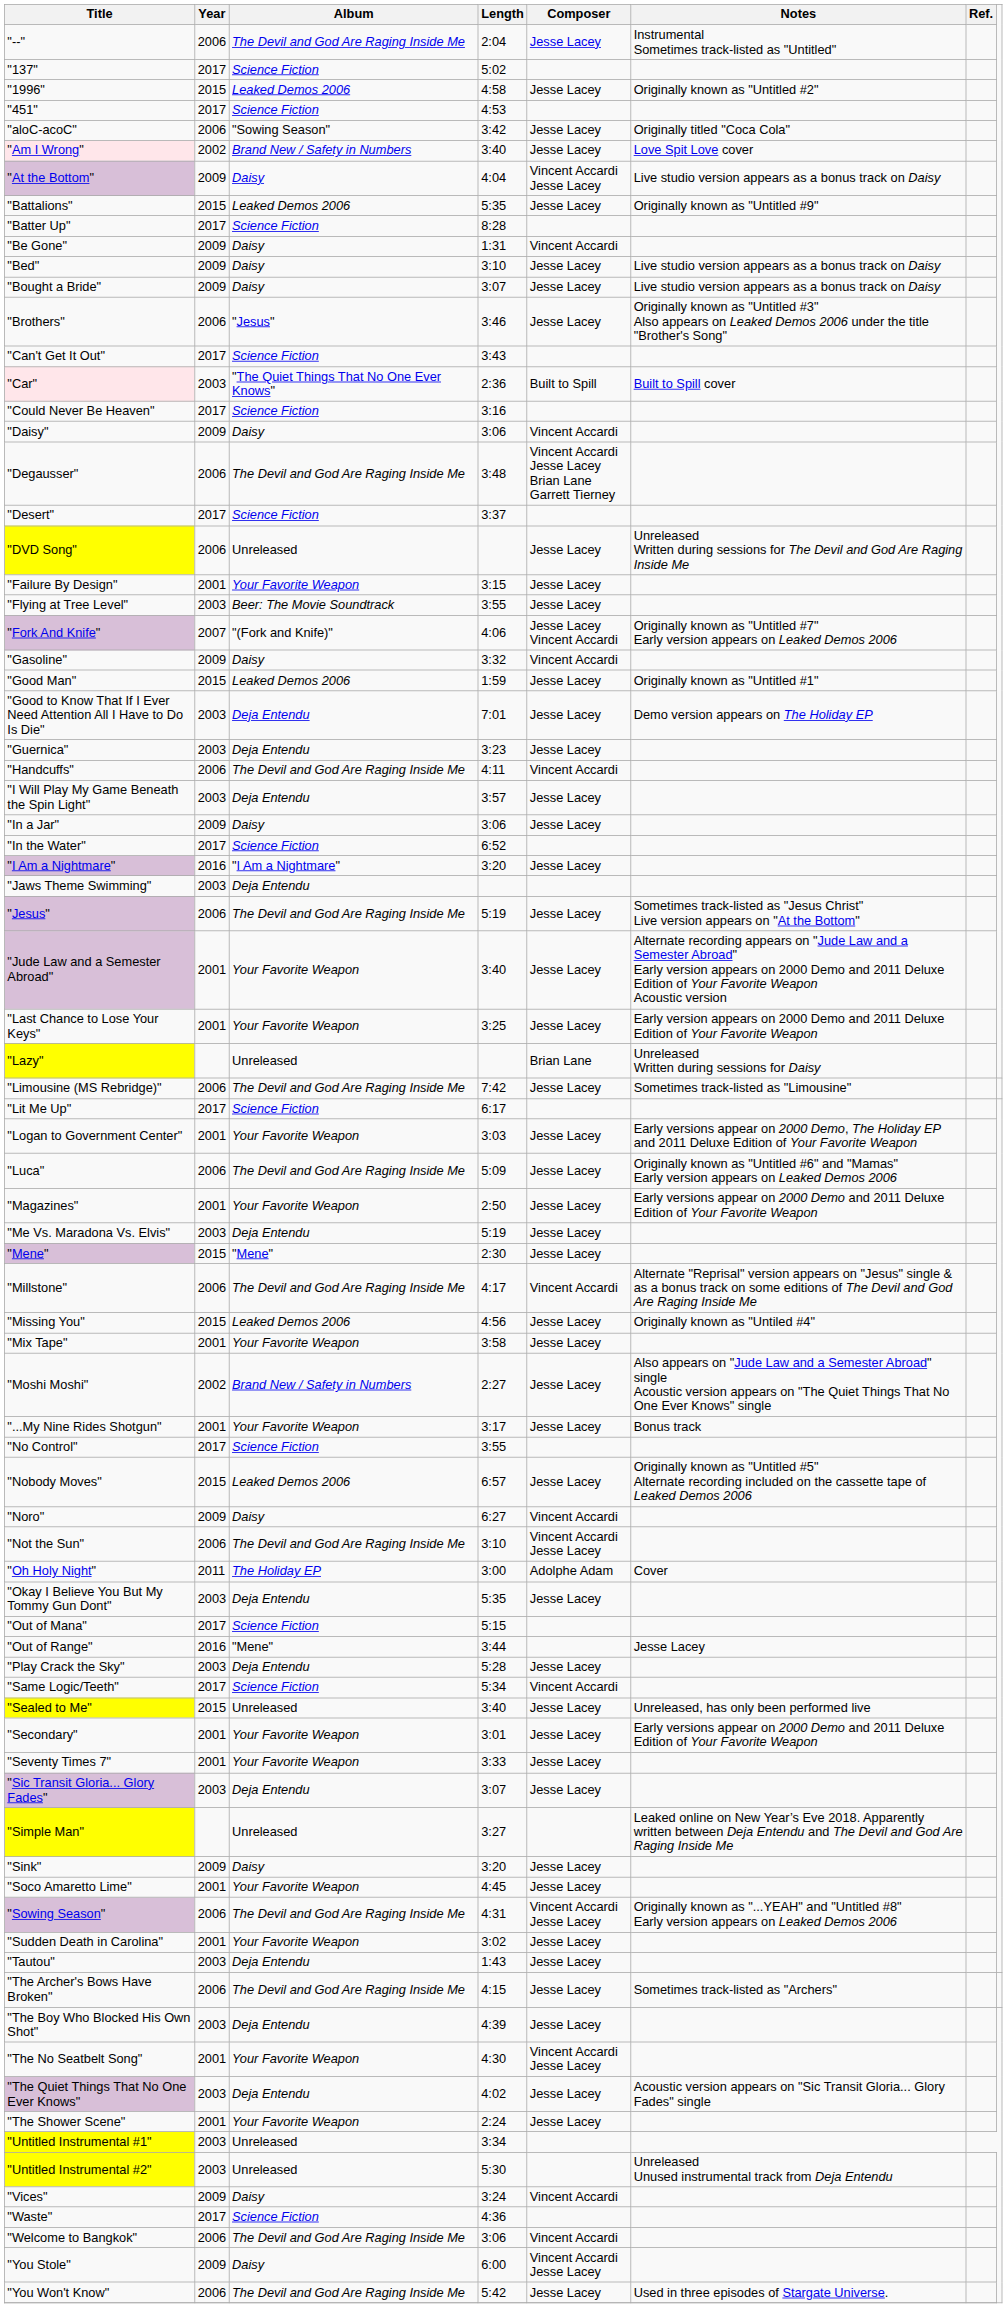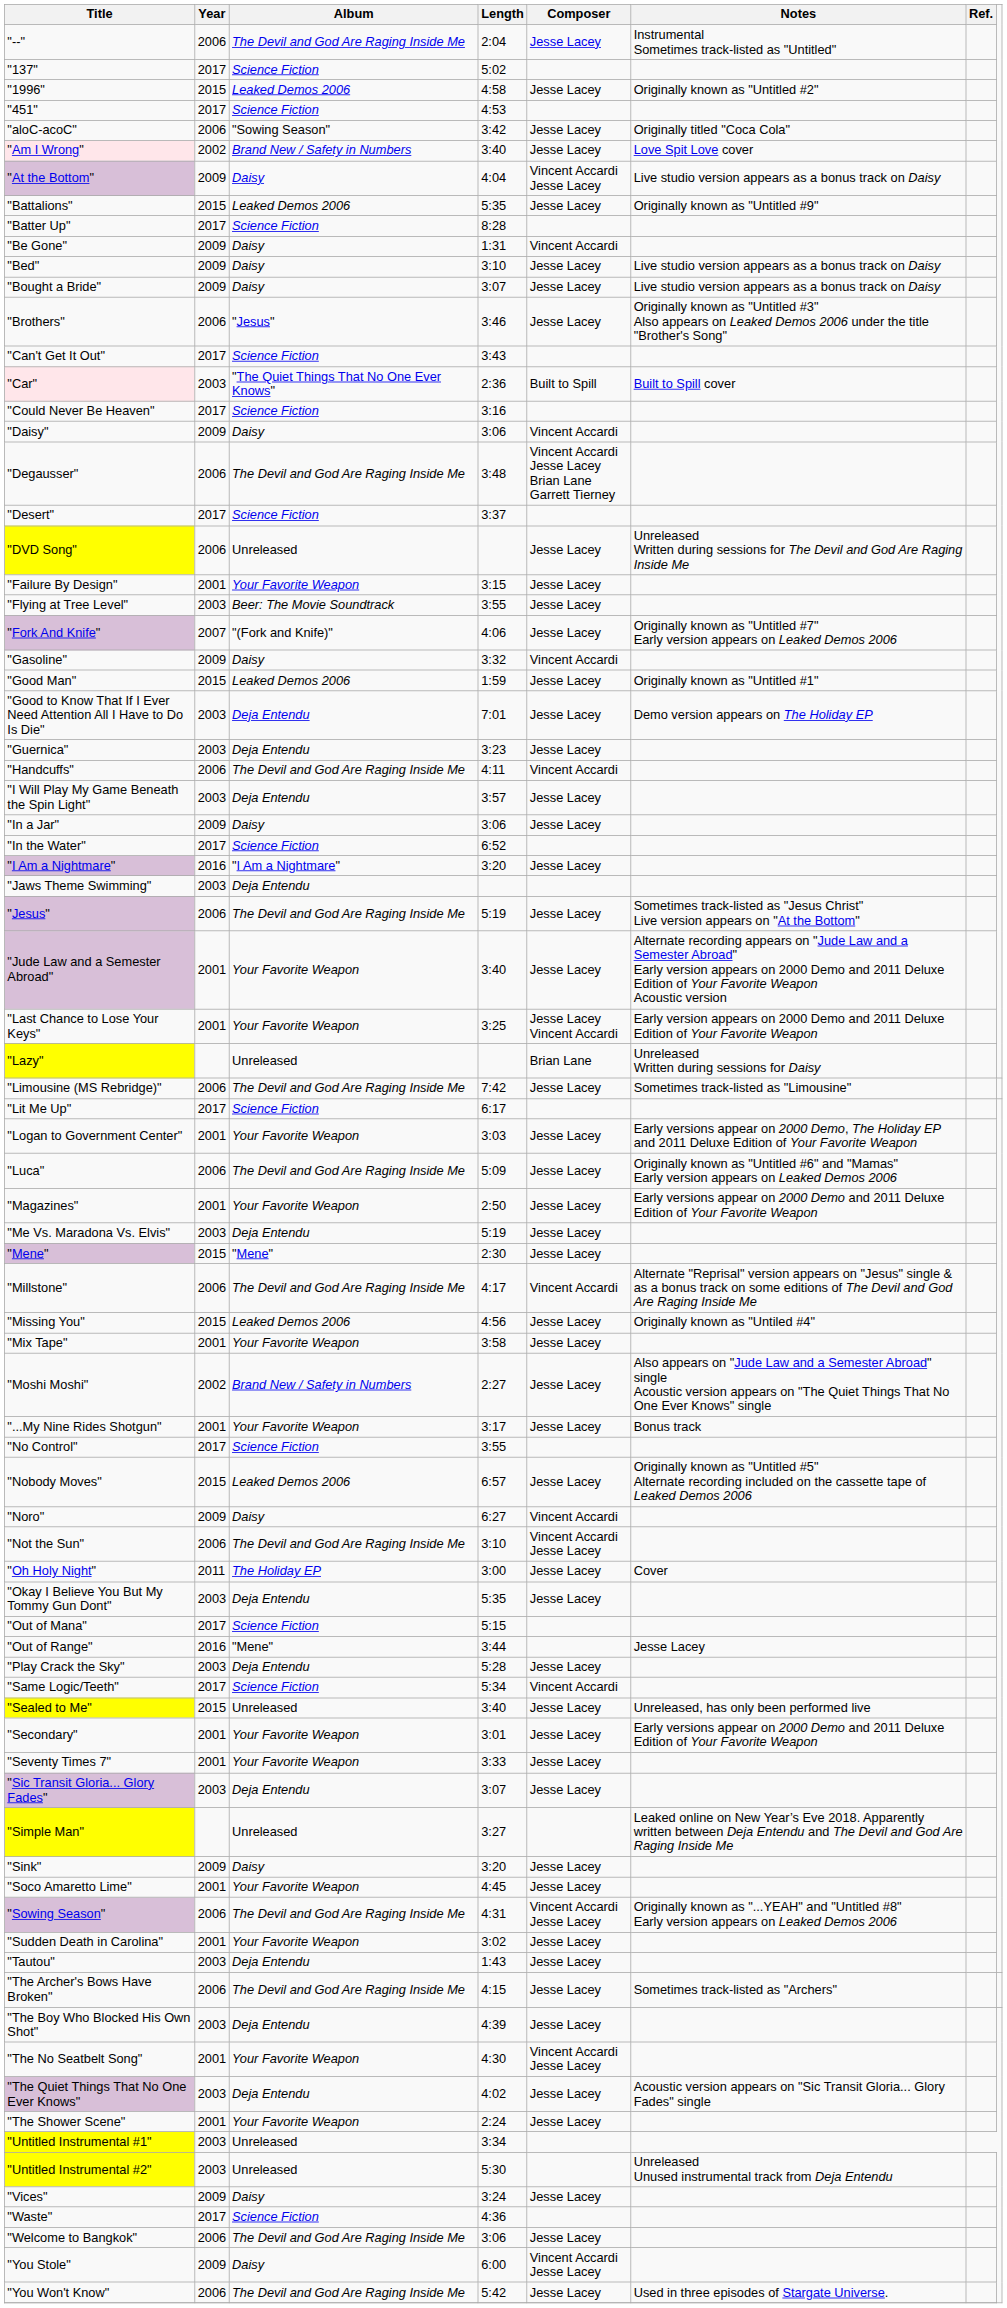(574, 632) Jesse Lacey Vincent Accardi -> (565, 632) Jesse Lacey
(565, 1026) Jesse Lacey -> (574, 1026) Jesse Lacey Vincent Accardi
(571, 1571) Adolphe Adam -> (565, 1571) Jesse Lacey
(574, 2196) Vincent Accardi -> (565, 2196) Jesse Lacey
(574, 2237) Vincent Accardi -> (565, 2237) Jesse Lacey
